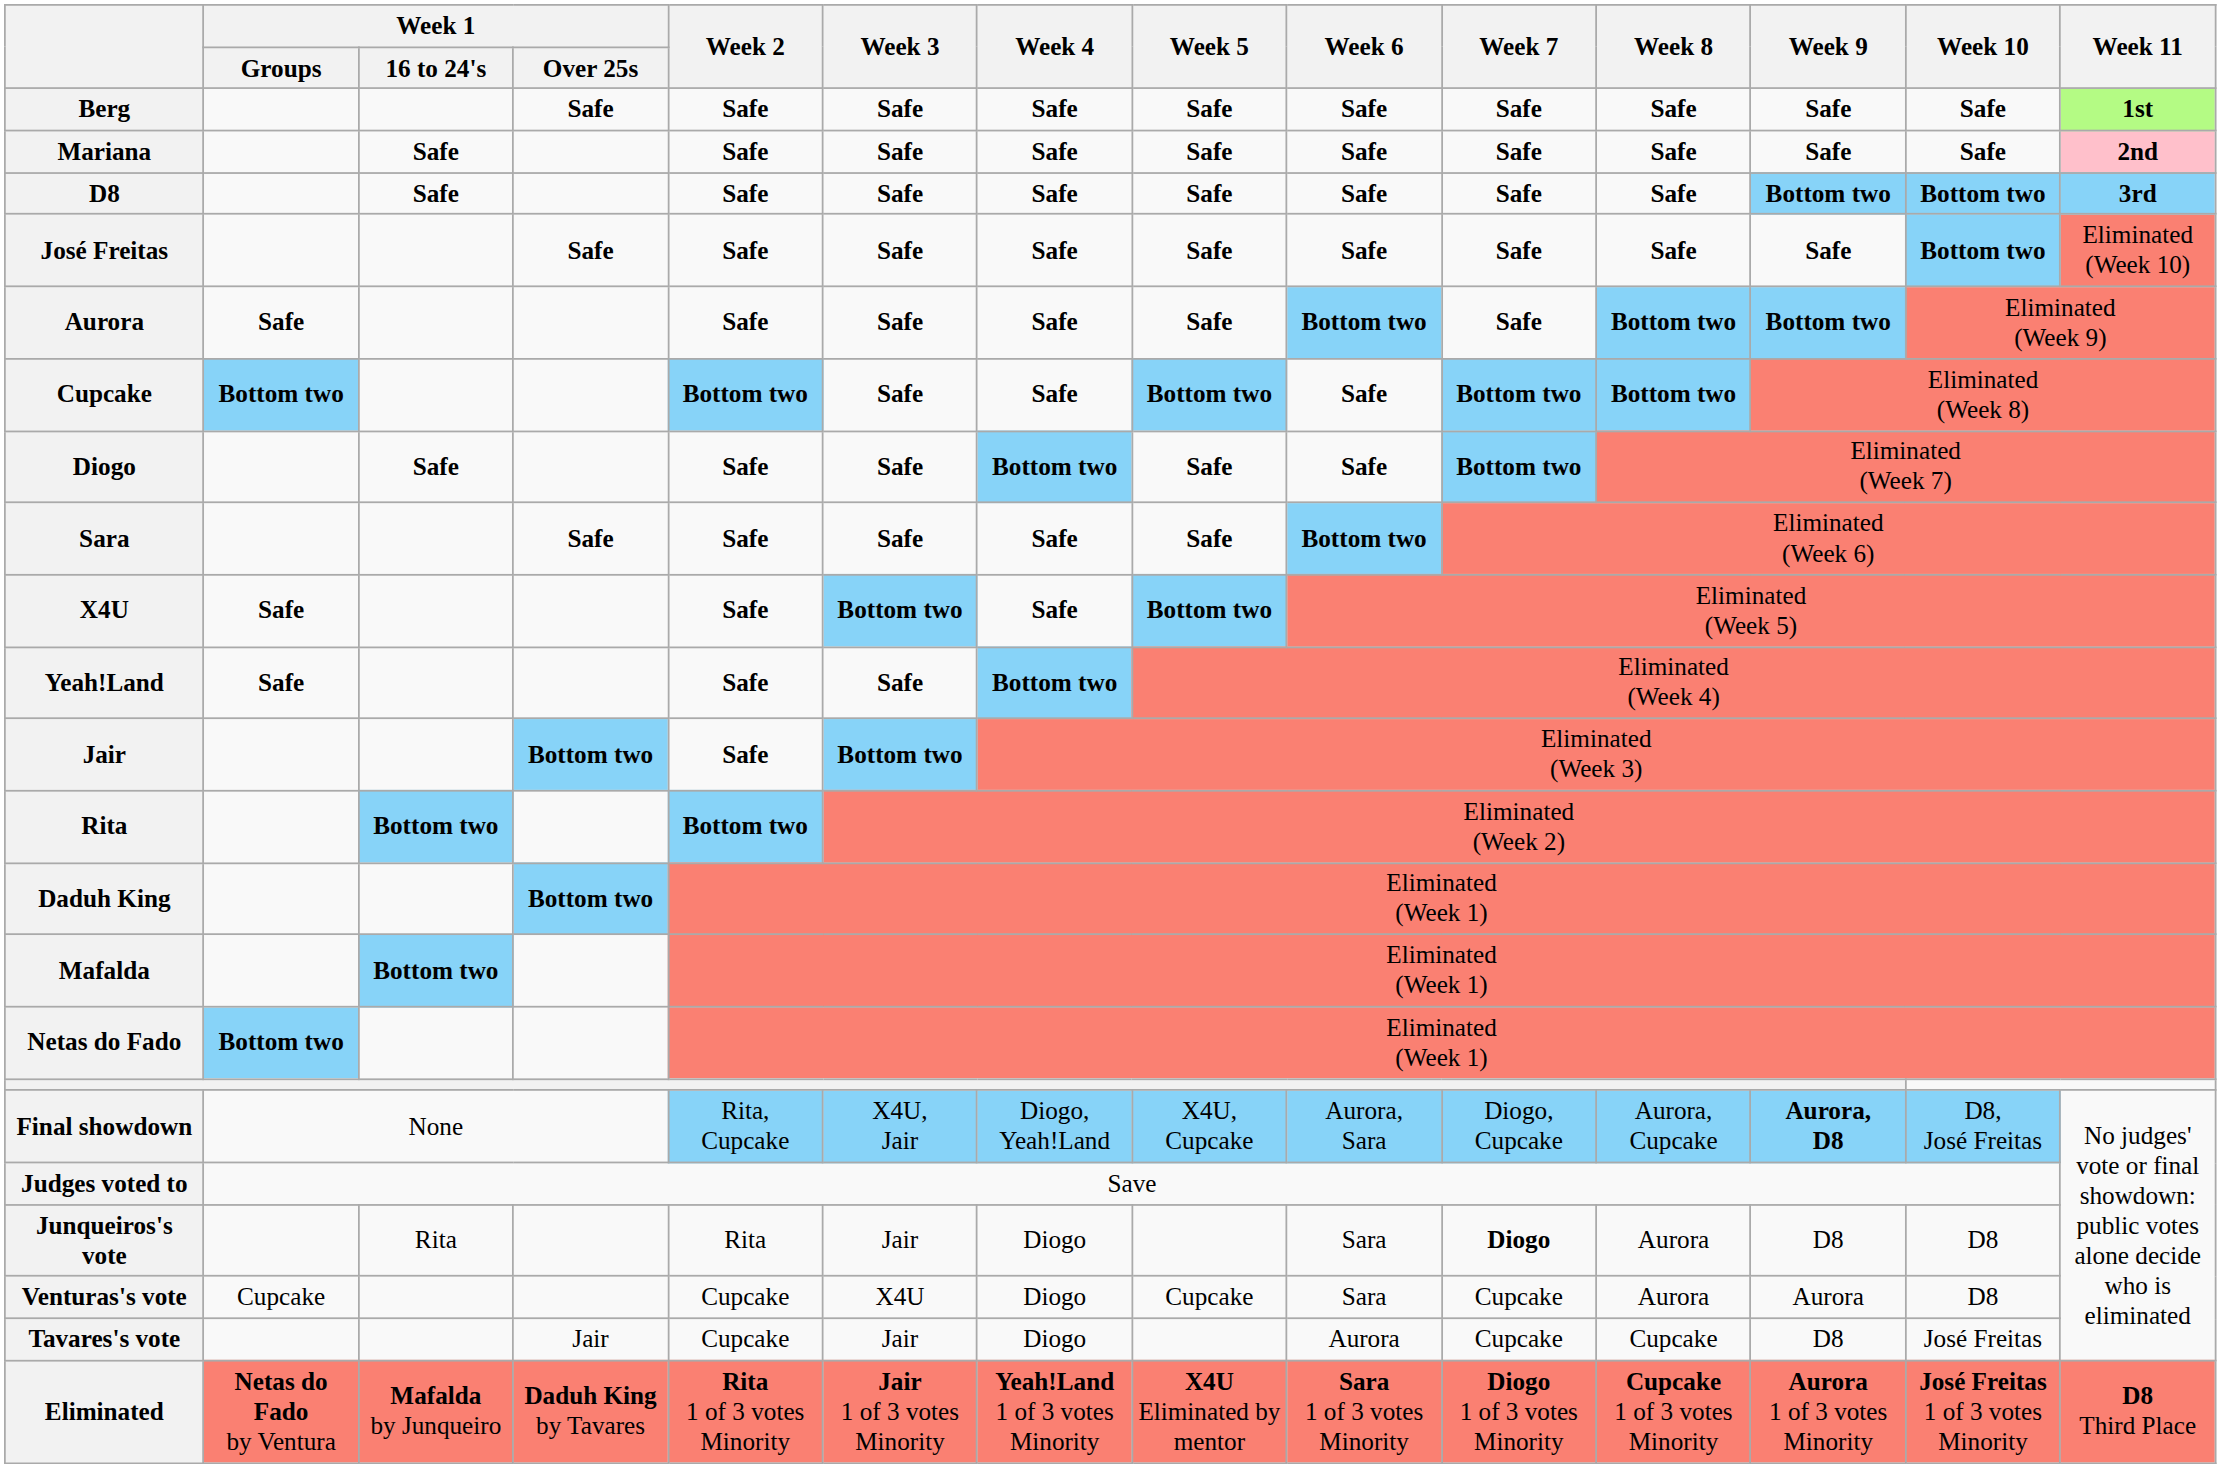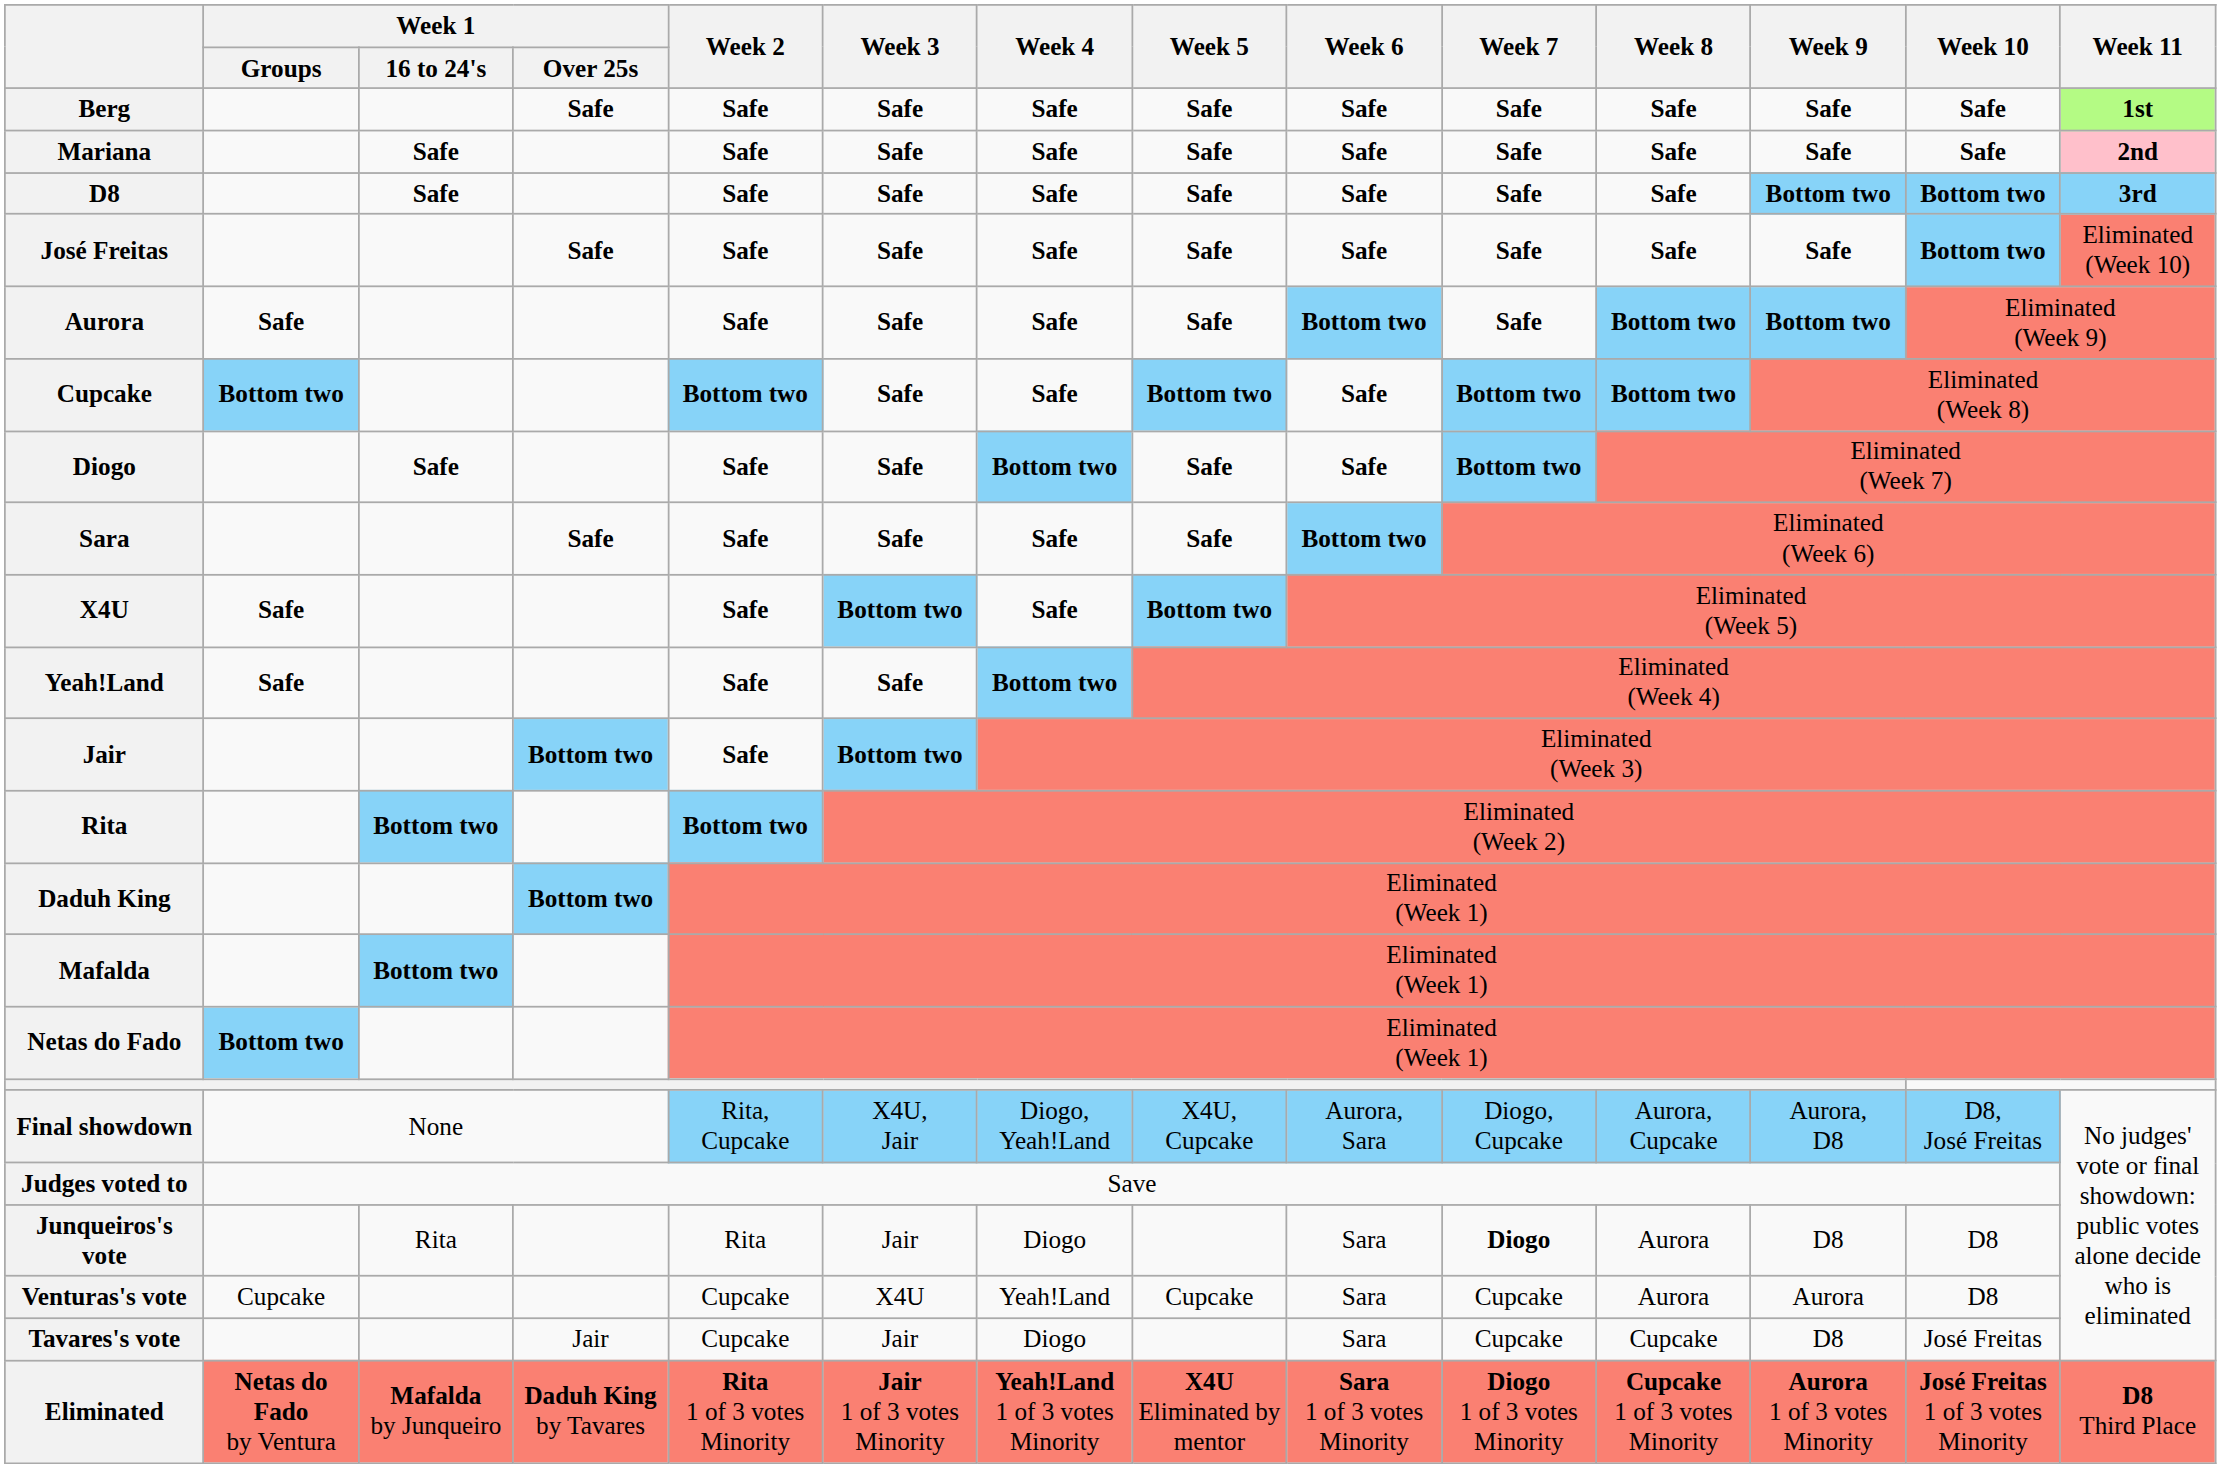(1828, 1126) bold -> (1828, 1126) normal
(1055, 1297) Diogo -> (1055, 1297) Yeah!Land
(1364, 1339) Aurora -> (1364, 1339) Sara
